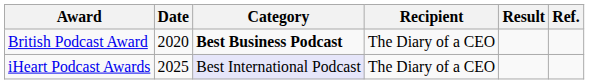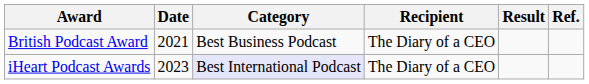(173, 41) 2020 -> (173, 41) 2021
(269, 41) bold -> (266, 41) normal
(173, 66) 2025 -> (173, 66) 2023
